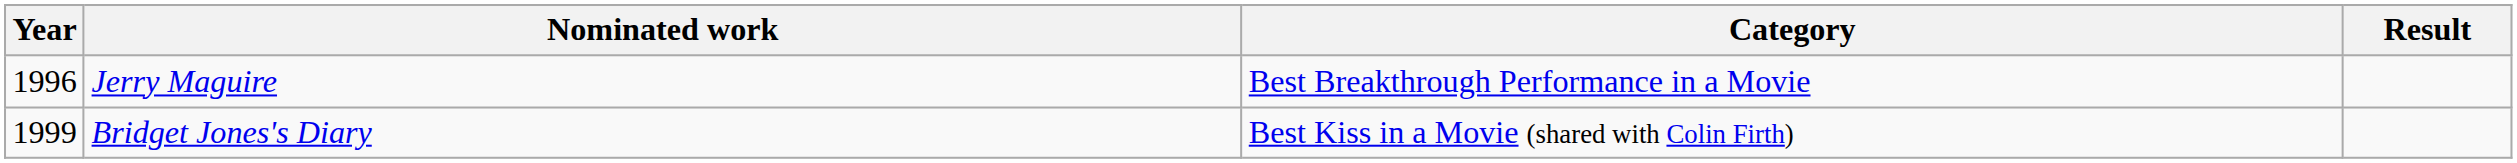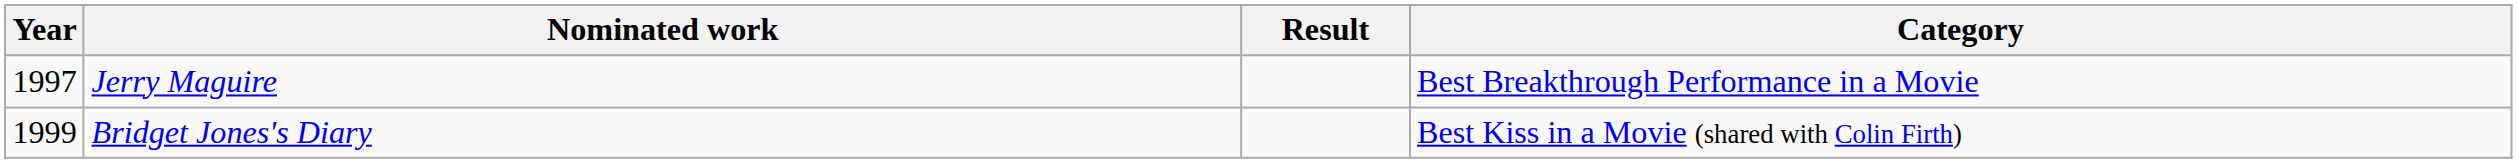columns swapped: (1792, 30) <-> (2427, 30)
(45, 81) 1996 -> (45, 81) 1997
